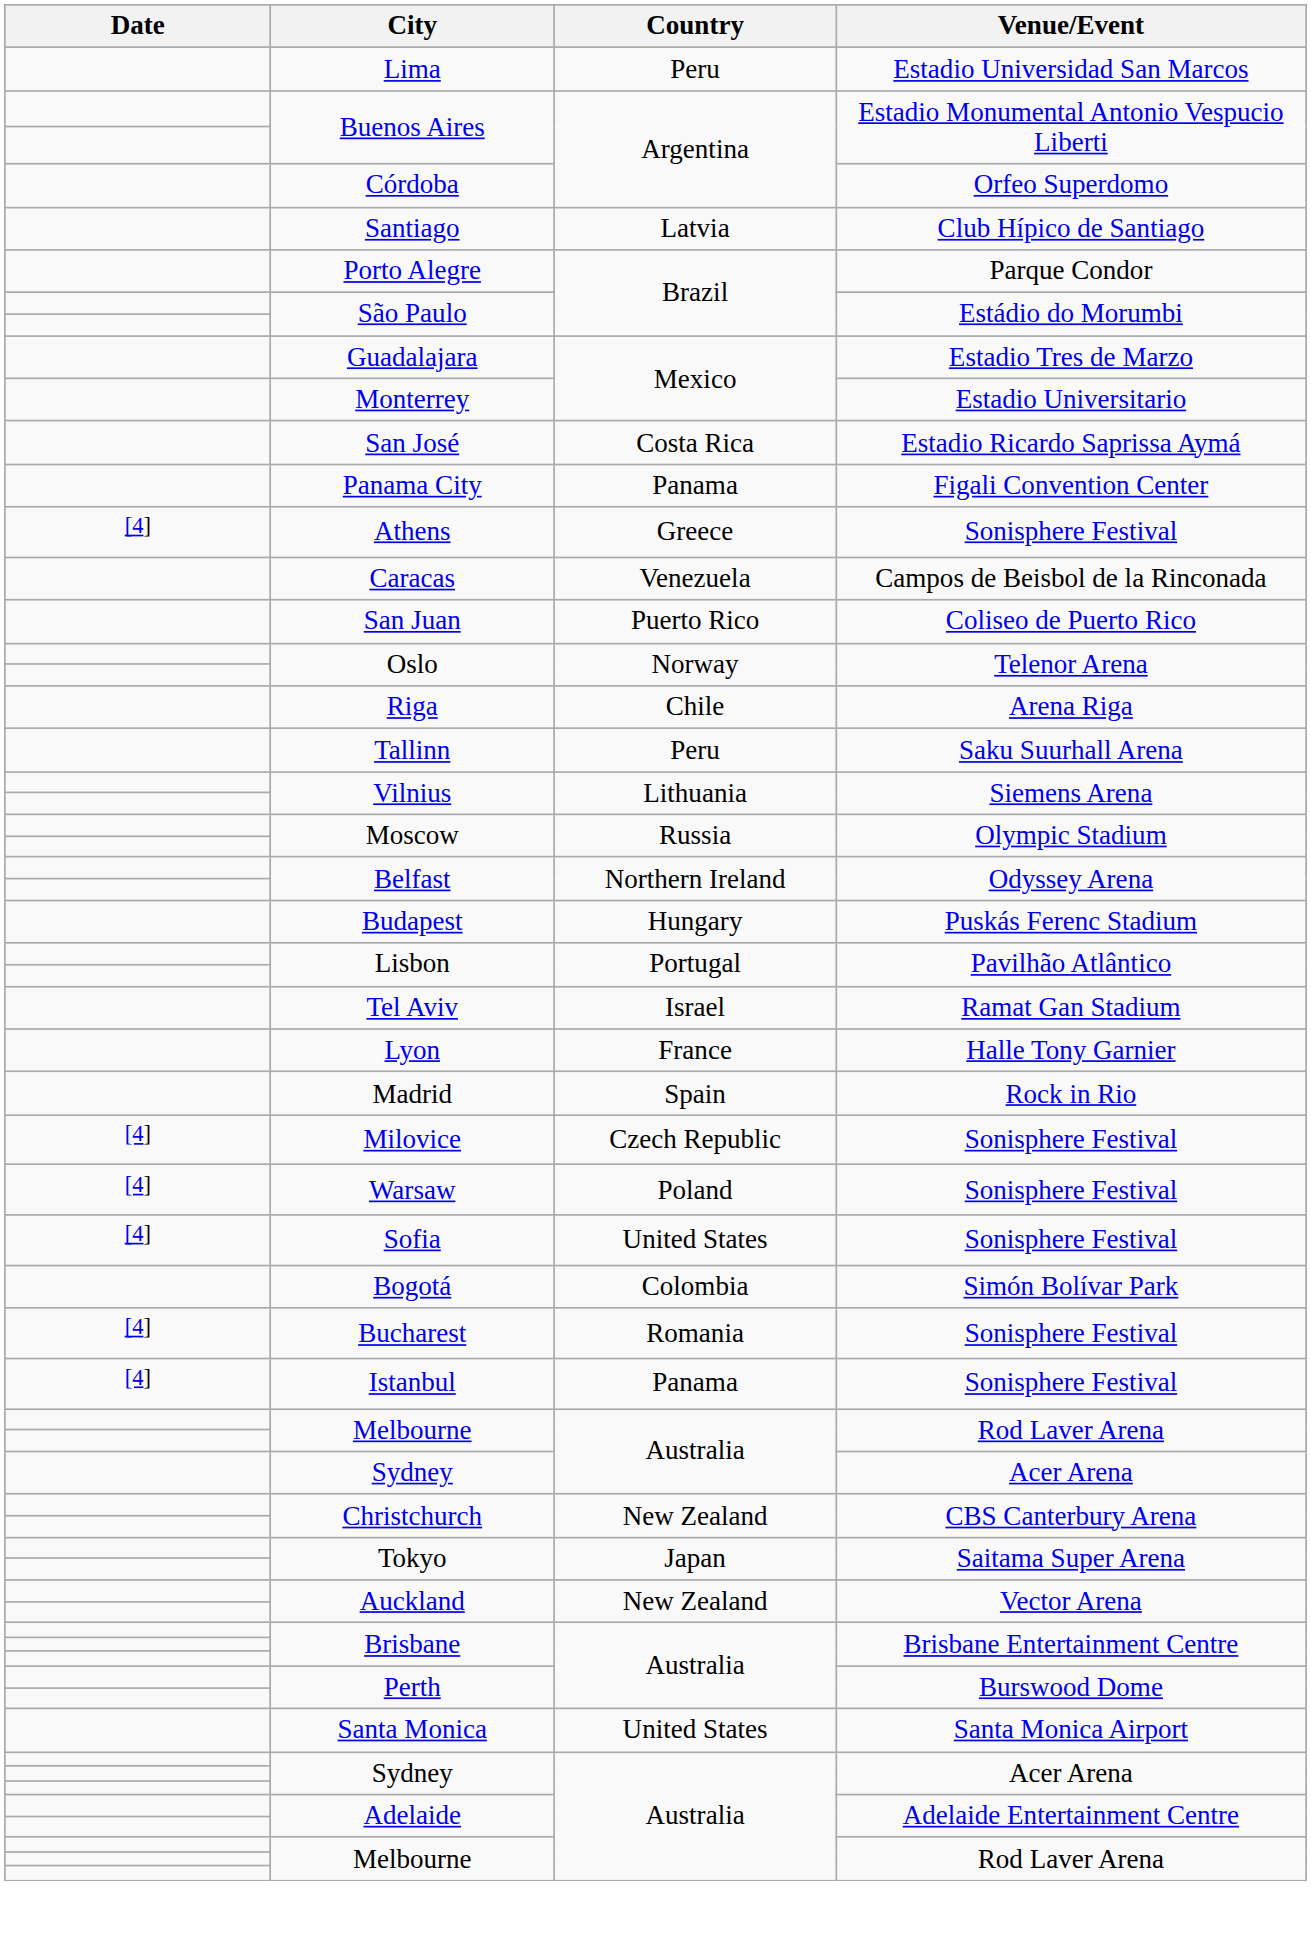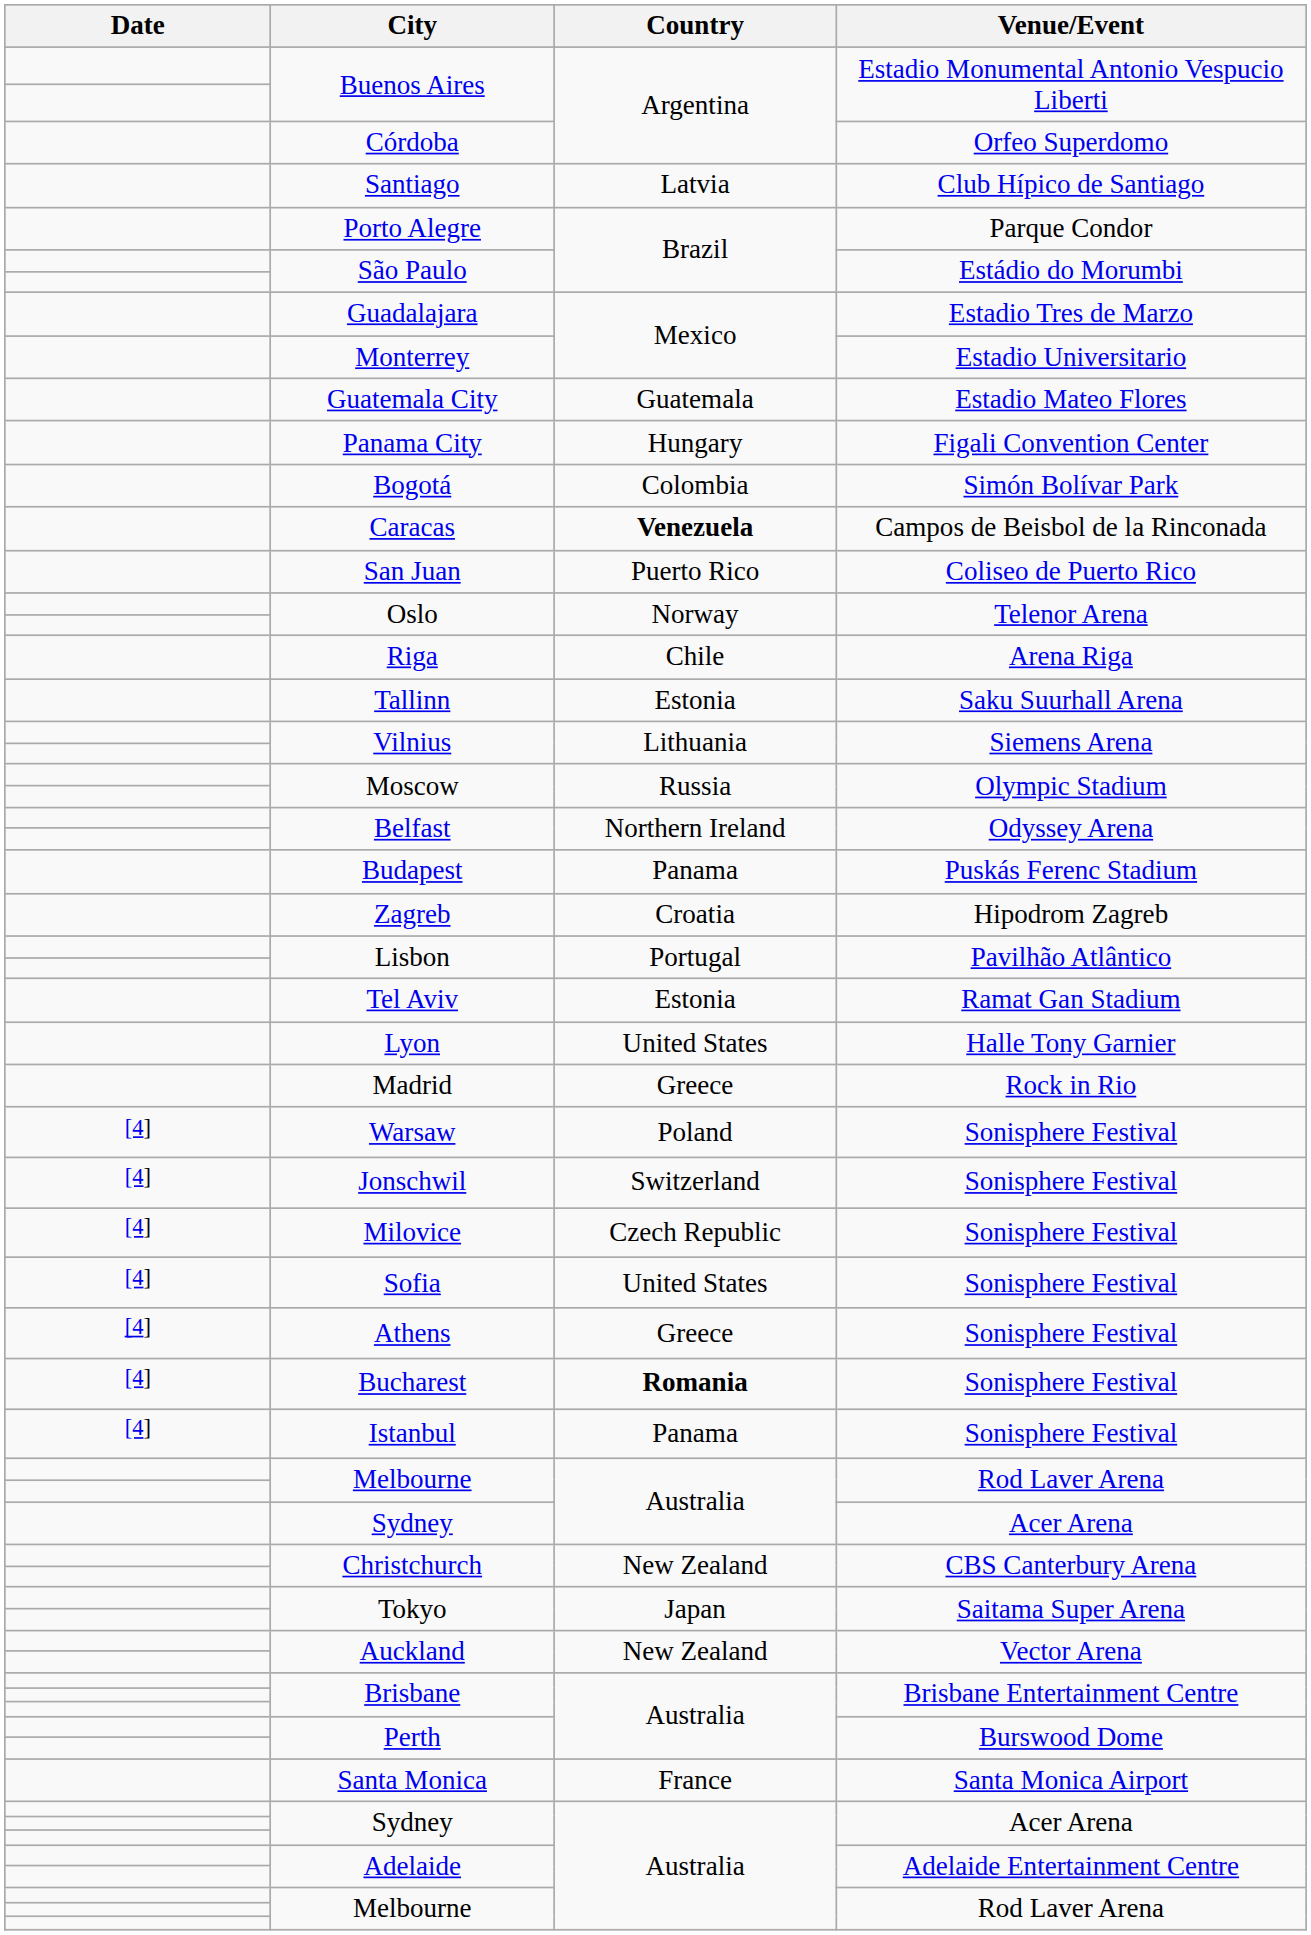- row: (412, 68)
+ row: (412, 399)
- row: (412, 442)
(695, 485) Panama -> (695, 442) Hungary
rows swapped: (412, 1286) <-> (412, 531)
(695, 578) normal -> (695, 528) bold
(695, 749) Peru -> (695, 699) Estonia
(695, 921) Hungary -> (695, 871) Panama
+ row: (412, 914)
(695, 1007) Israel -> (695, 999) Estonia
(695, 1050) France -> (695, 1042) United States
(695, 1092) Spain -> (695, 1085) Greece
rows swapped: (412, 1189) <-> (412, 1139)
+ row: (412, 1182)
(695, 1332) normal -> (695, 1383) bold
(695, 1729) United States -> (695, 1780) France
